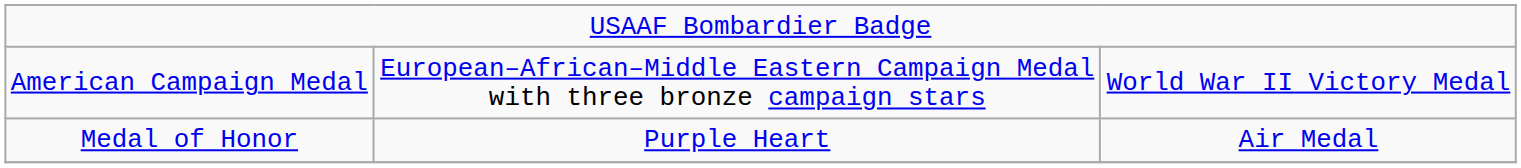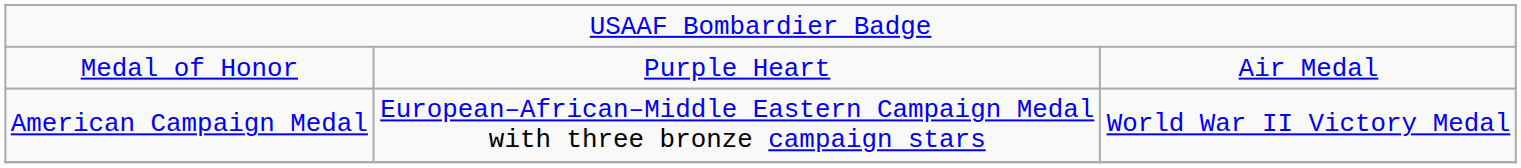rows swapped: (189, 140) <-> (189, 83)
